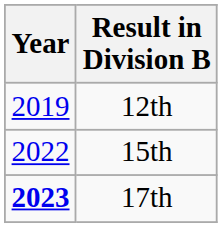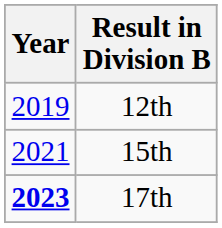(41, 151) 2022 -> (41, 151) 2021
